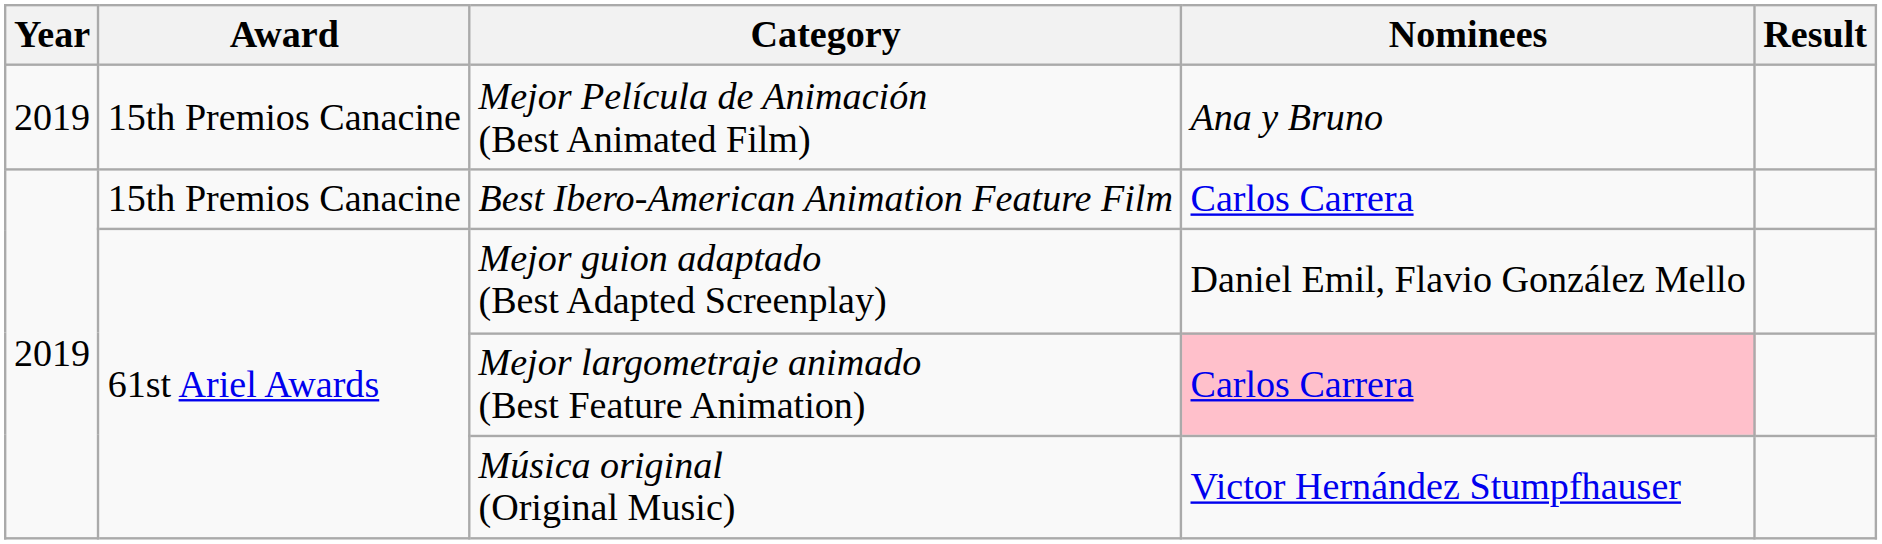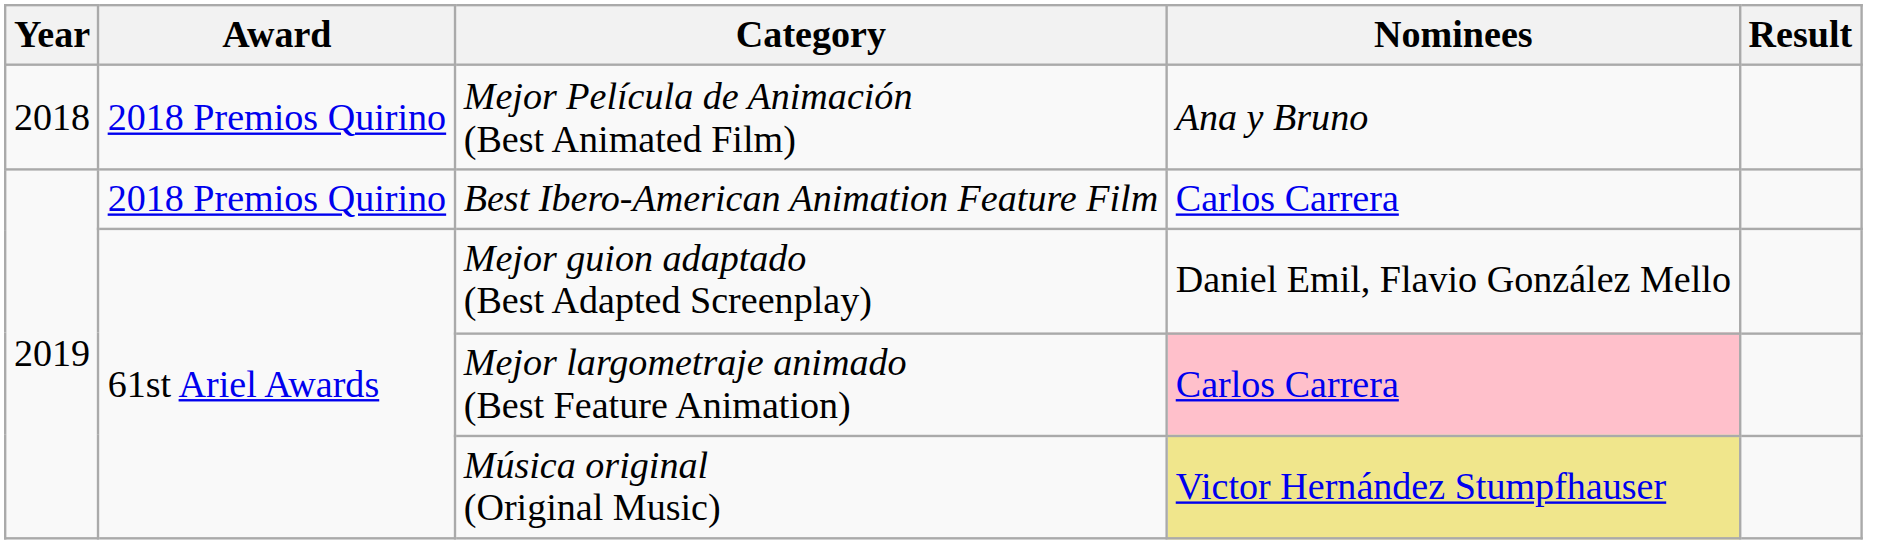(52, 116) 2019 -> (52, 116) 2018
(284, 116) 15th Premios Canacine -> (277, 116) 2018 Premios Quirino
(284, 198) 15th Premios Canacine -> (277, 198) 2018 Premios Quirino
(1436, 486) no background -> (1421, 486) khaki background
